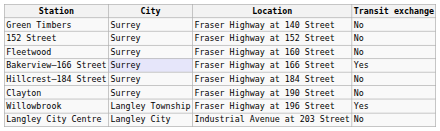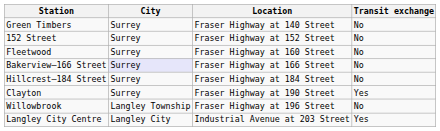(361, 65) Yes -> (359, 65) No
(359, 92) No -> (361, 92) Yes
(361, 106) Yes -> (359, 106) No
(359, 120) No -> (361, 120) Yes
